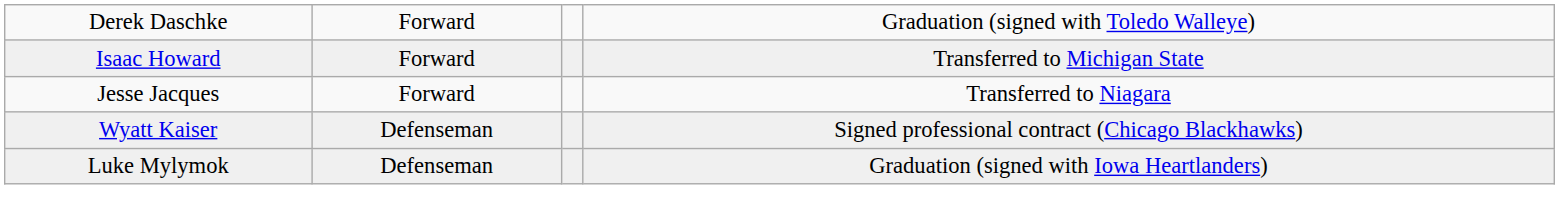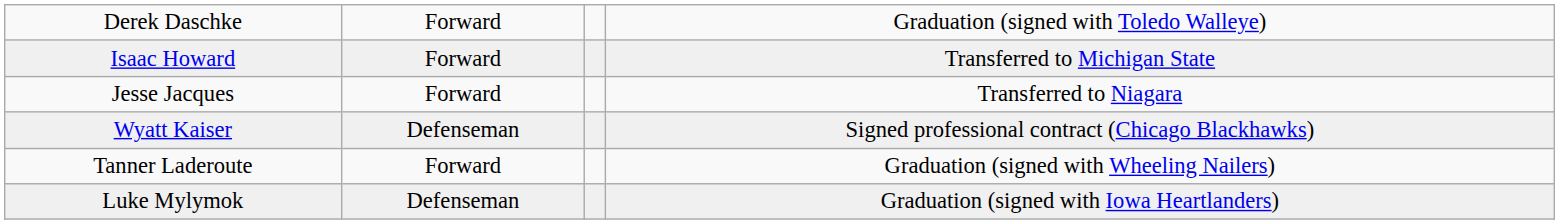+ row: (173, 165)
